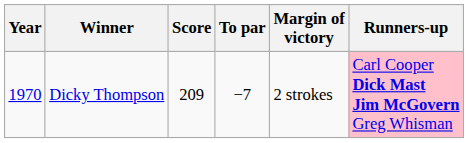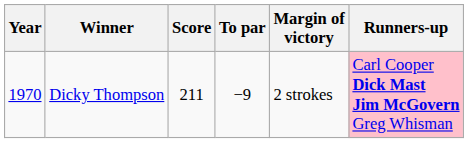(192, 94) 209 -> (192, 94) 211
(242, 94) −7 -> (242, 94) −9
